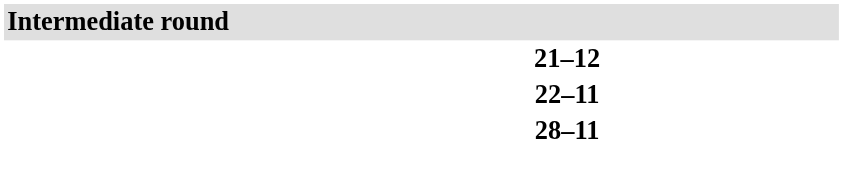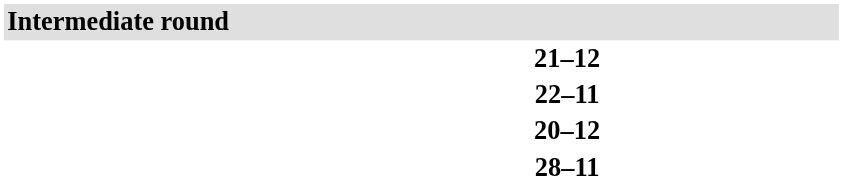+ row: (567, 130)
